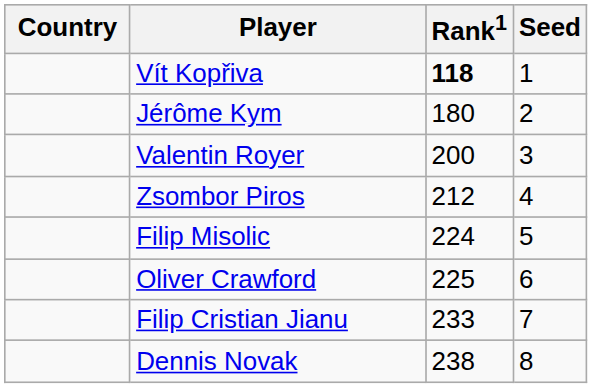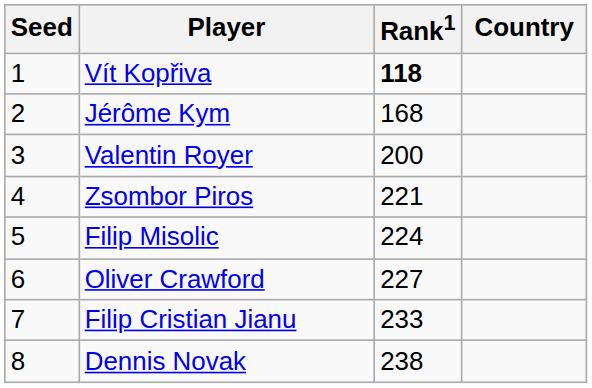columns swapped: (67, 28) <-> (550, 28)
(453, 114) 180 -> (402, 114) 168
(453, 196) 212 -> (402, 196) 221
(453, 278) 225 -> (402, 278) 227
